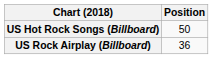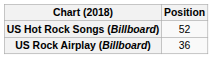(185, 29) 50 -> (185, 29) 52
